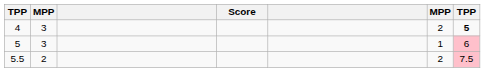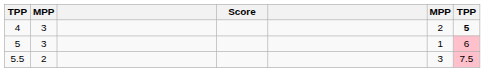(440, 59) 2 -> (440, 59) 3
